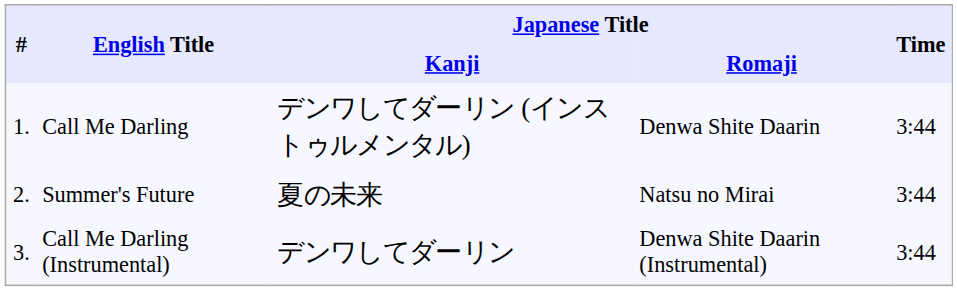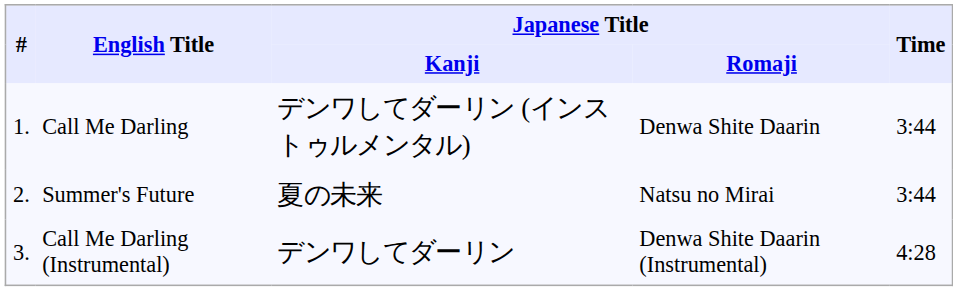(916, 251) 3:44 -> (916, 251) 4:28
